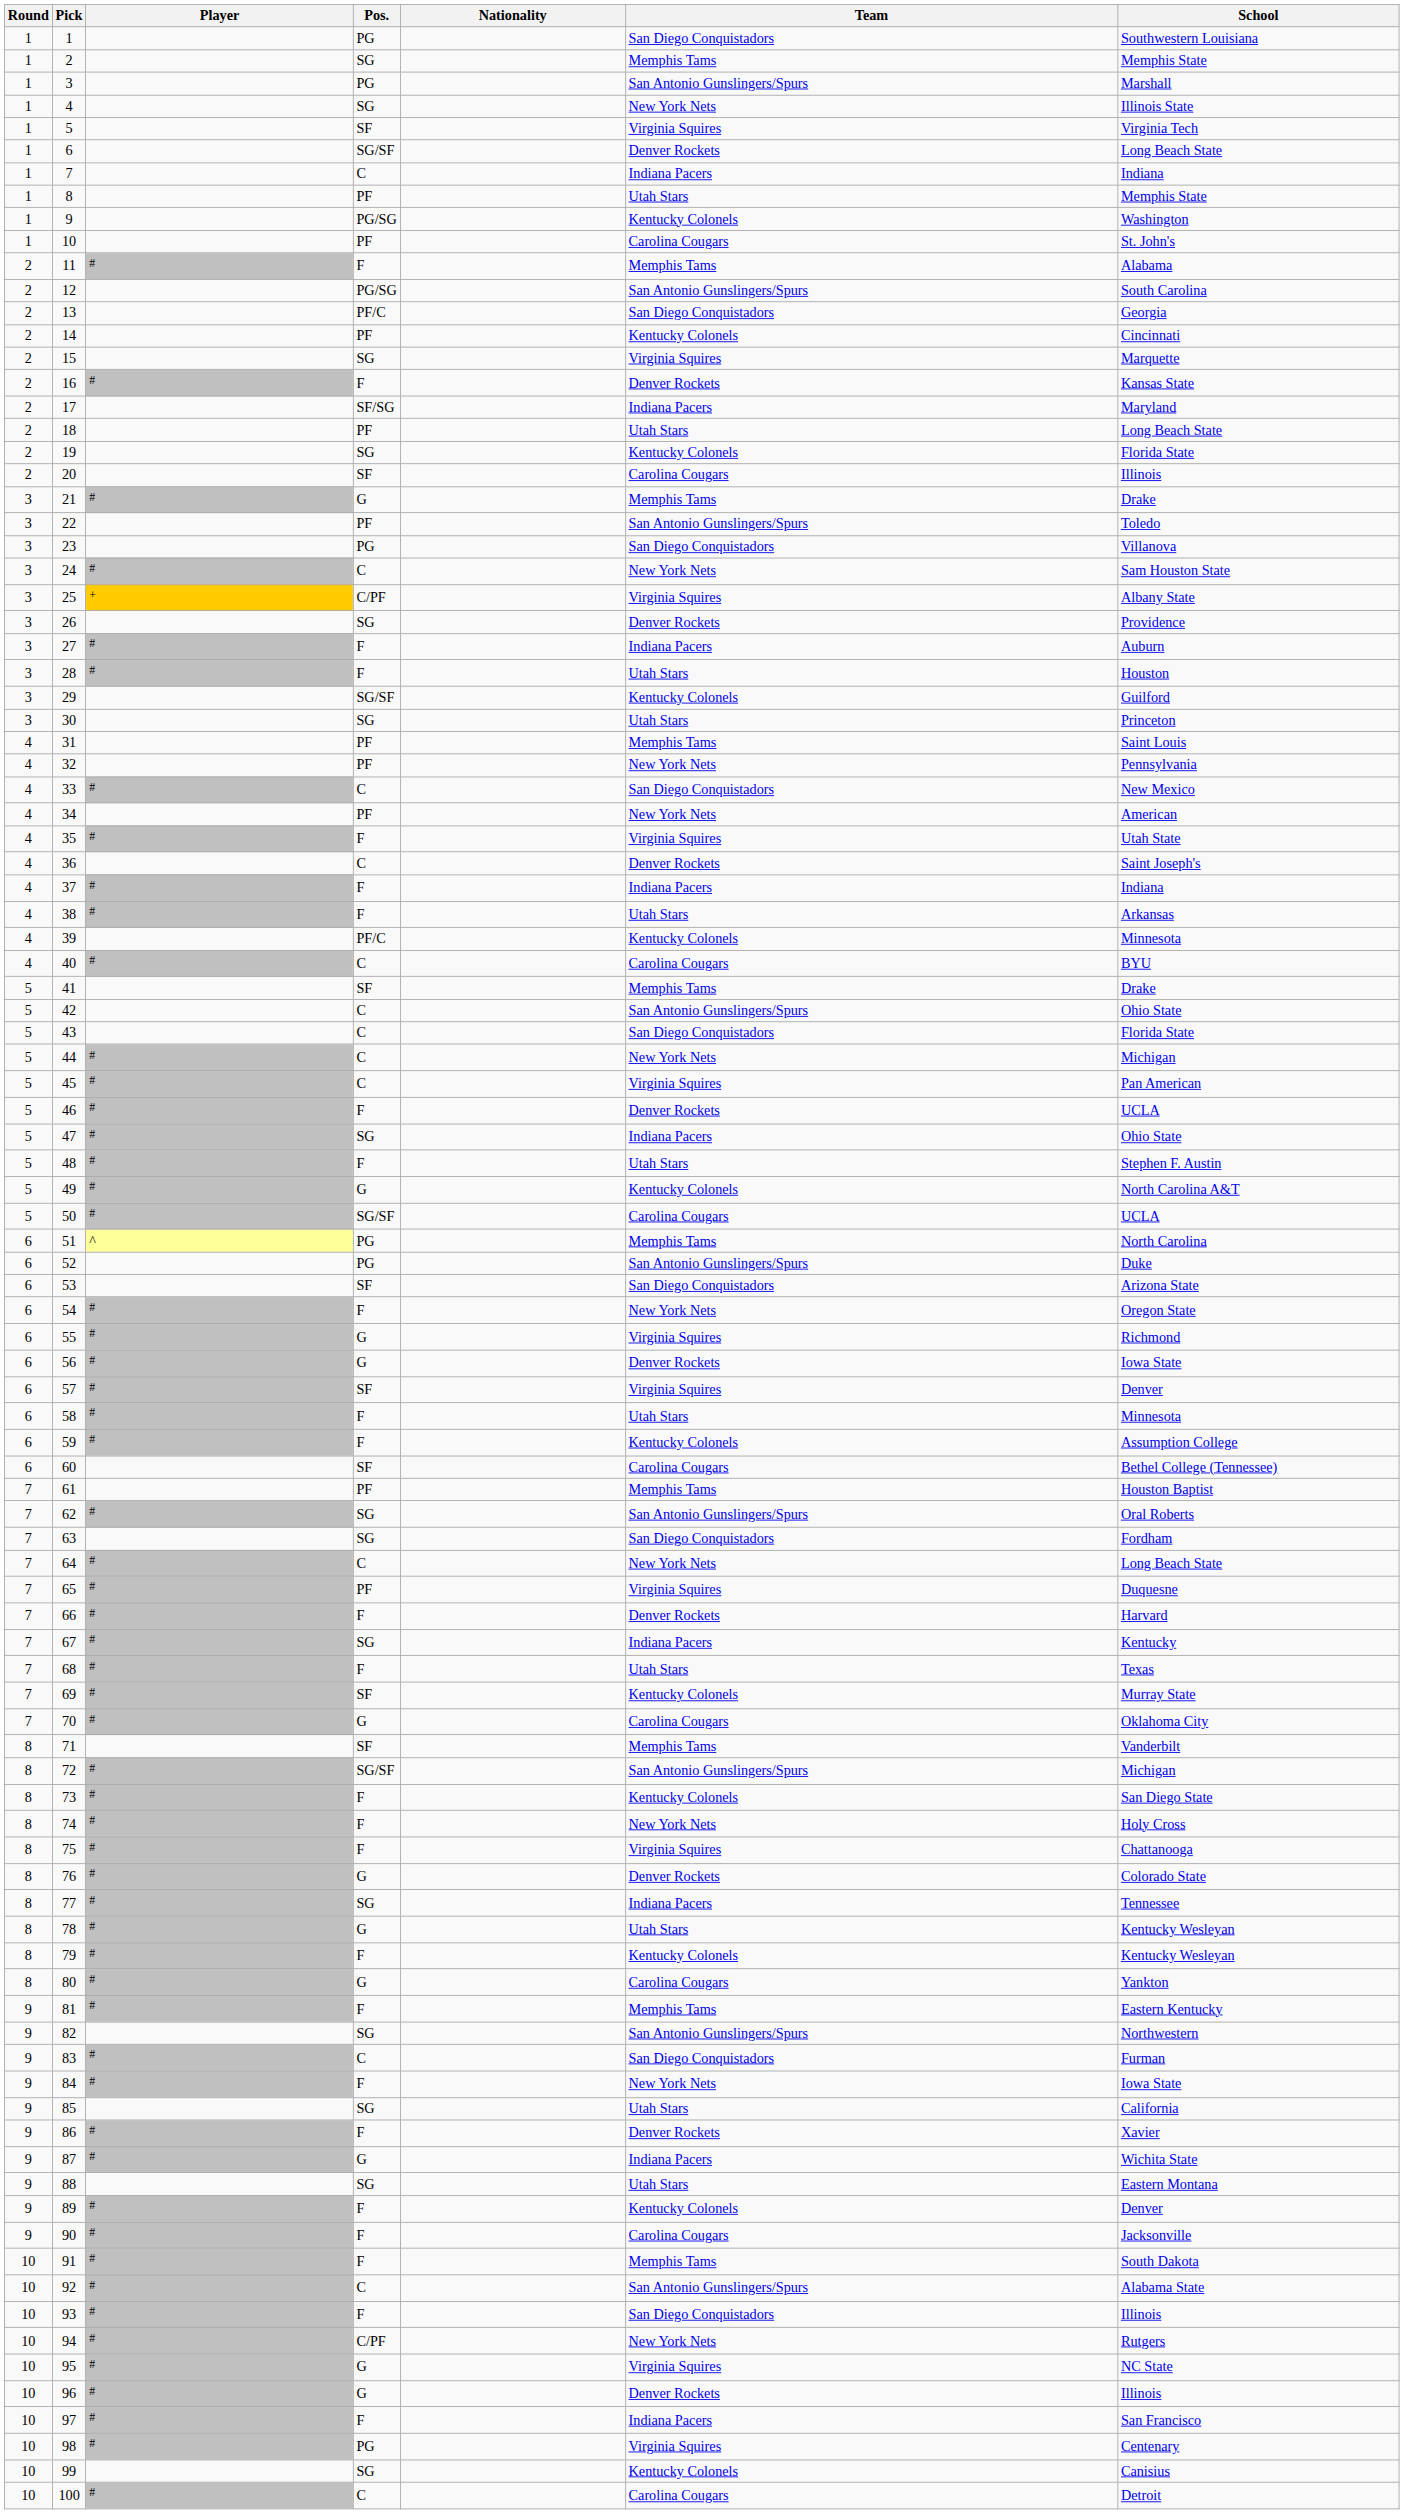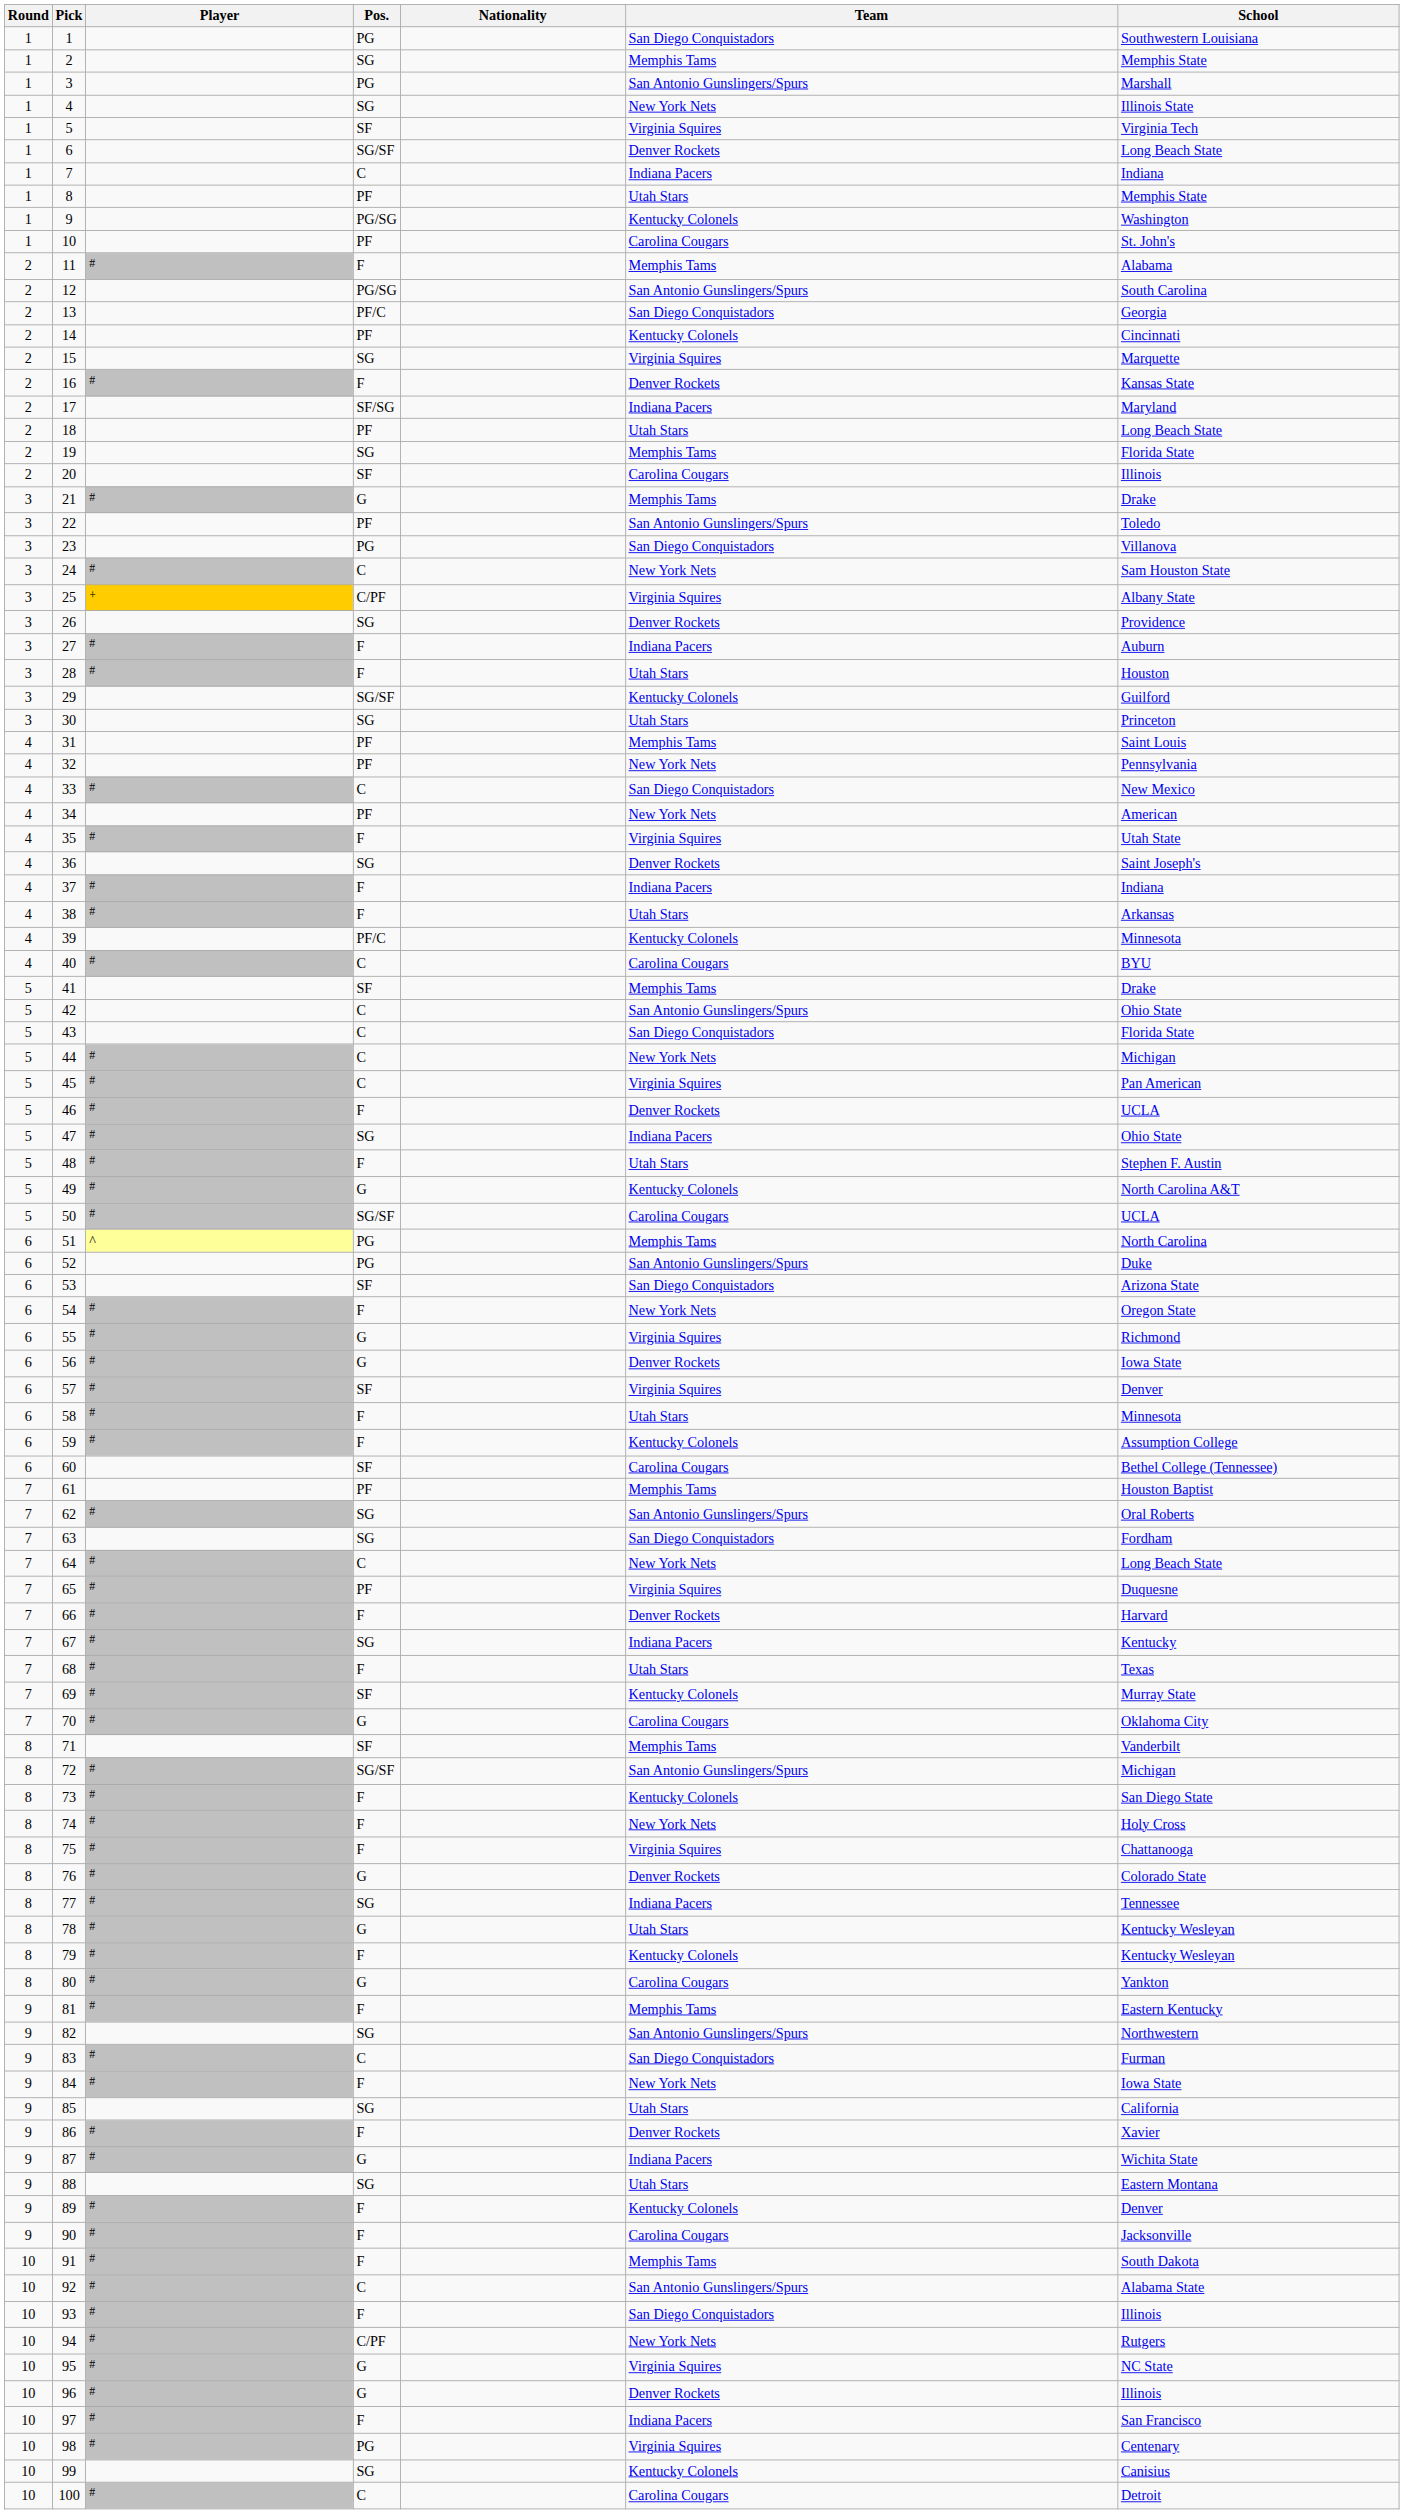(683, 452) Kentucky Colonels -> (672, 452) Memphis Tams
(361, 863) C -> (366, 863) SG
